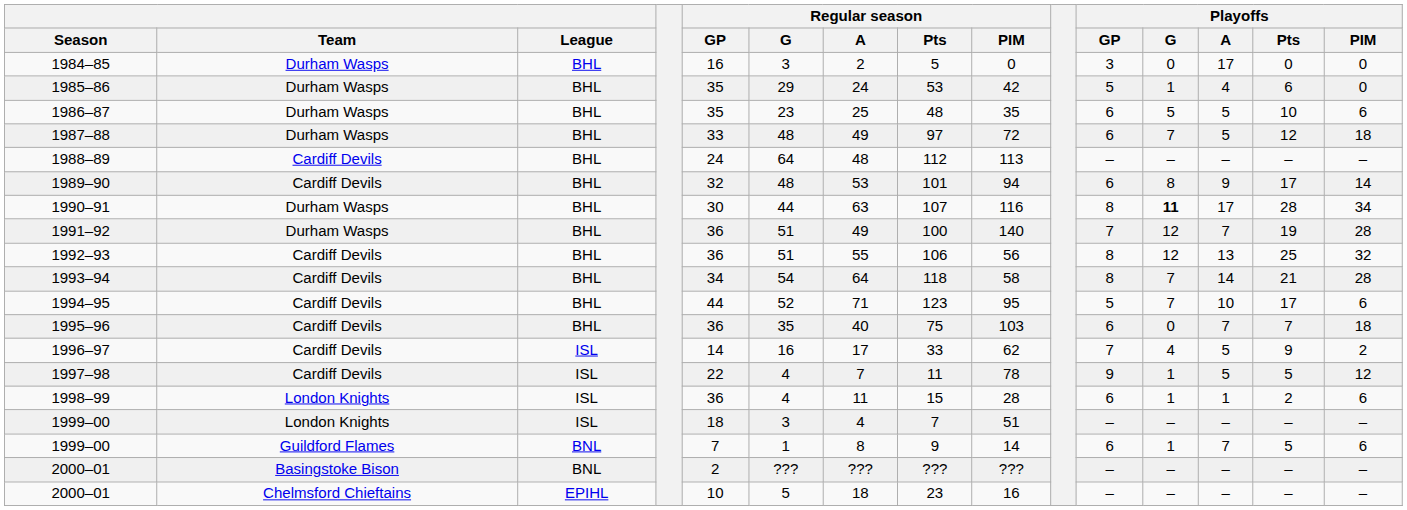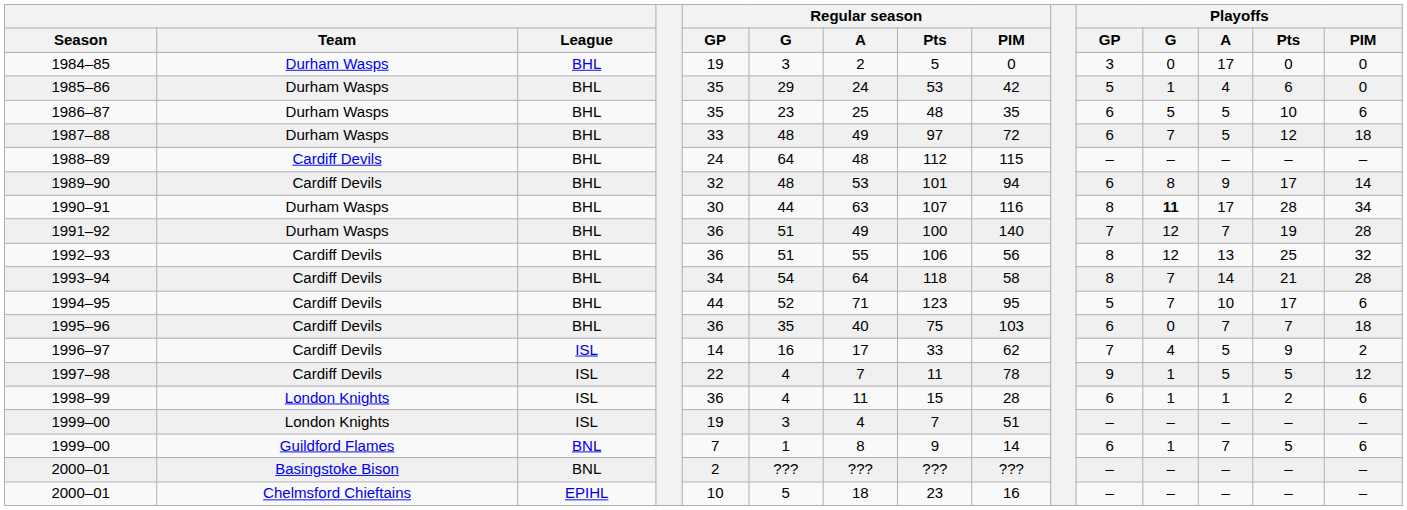(715, 64) 16 -> (715, 64) 19
(1011, 159) 113 -> (1011, 159) 115
(715, 421) 18 -> (715, 421) 19
